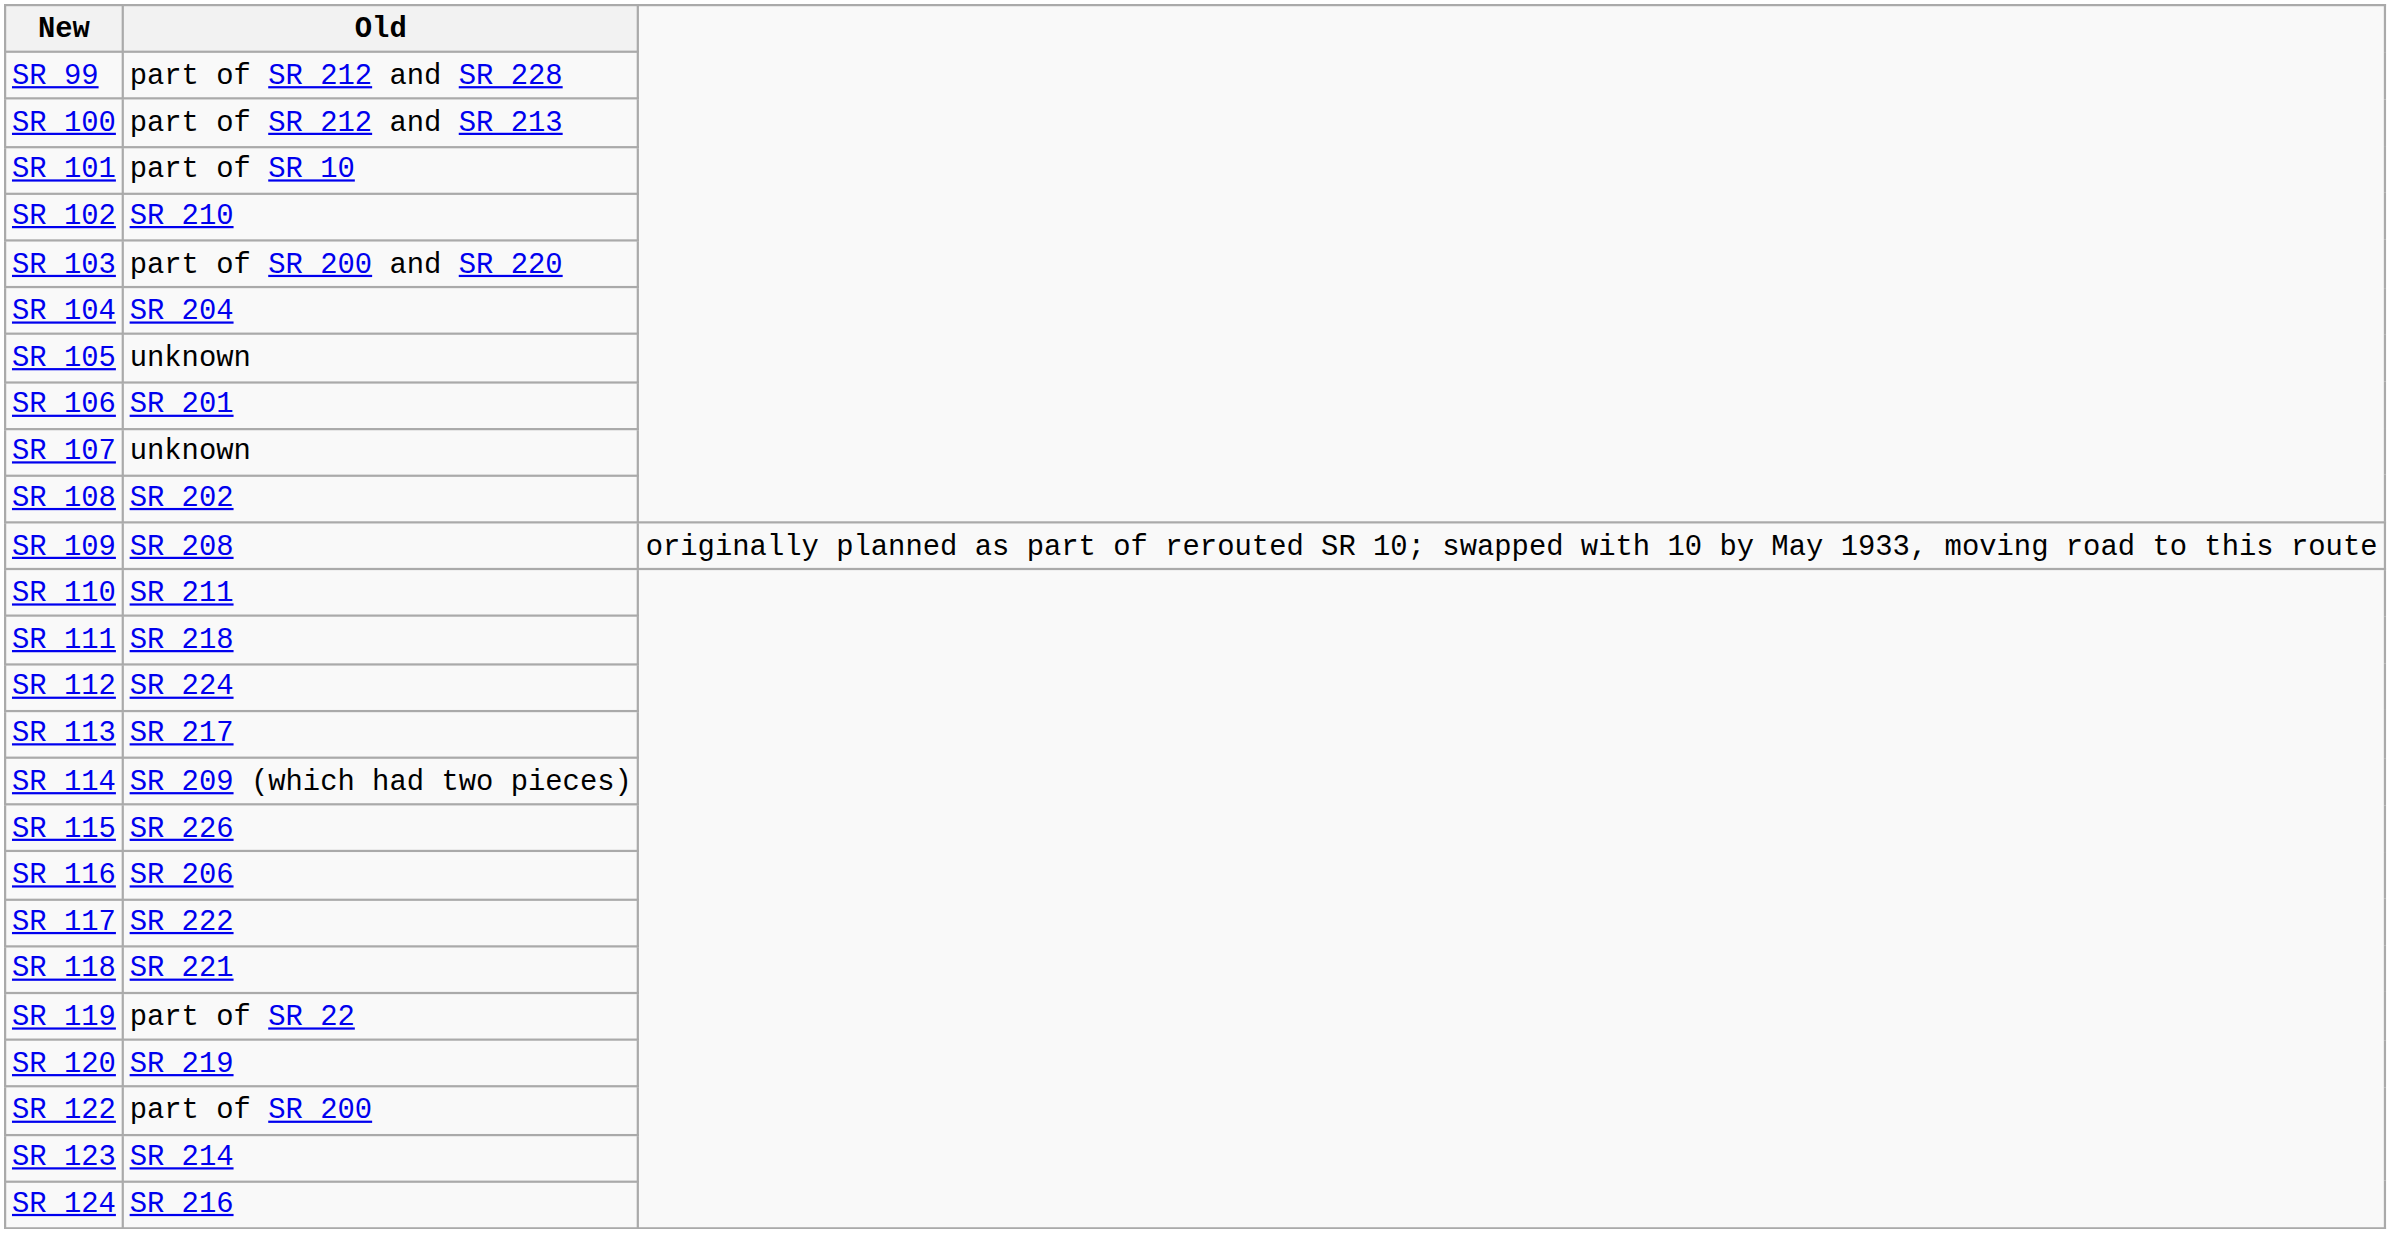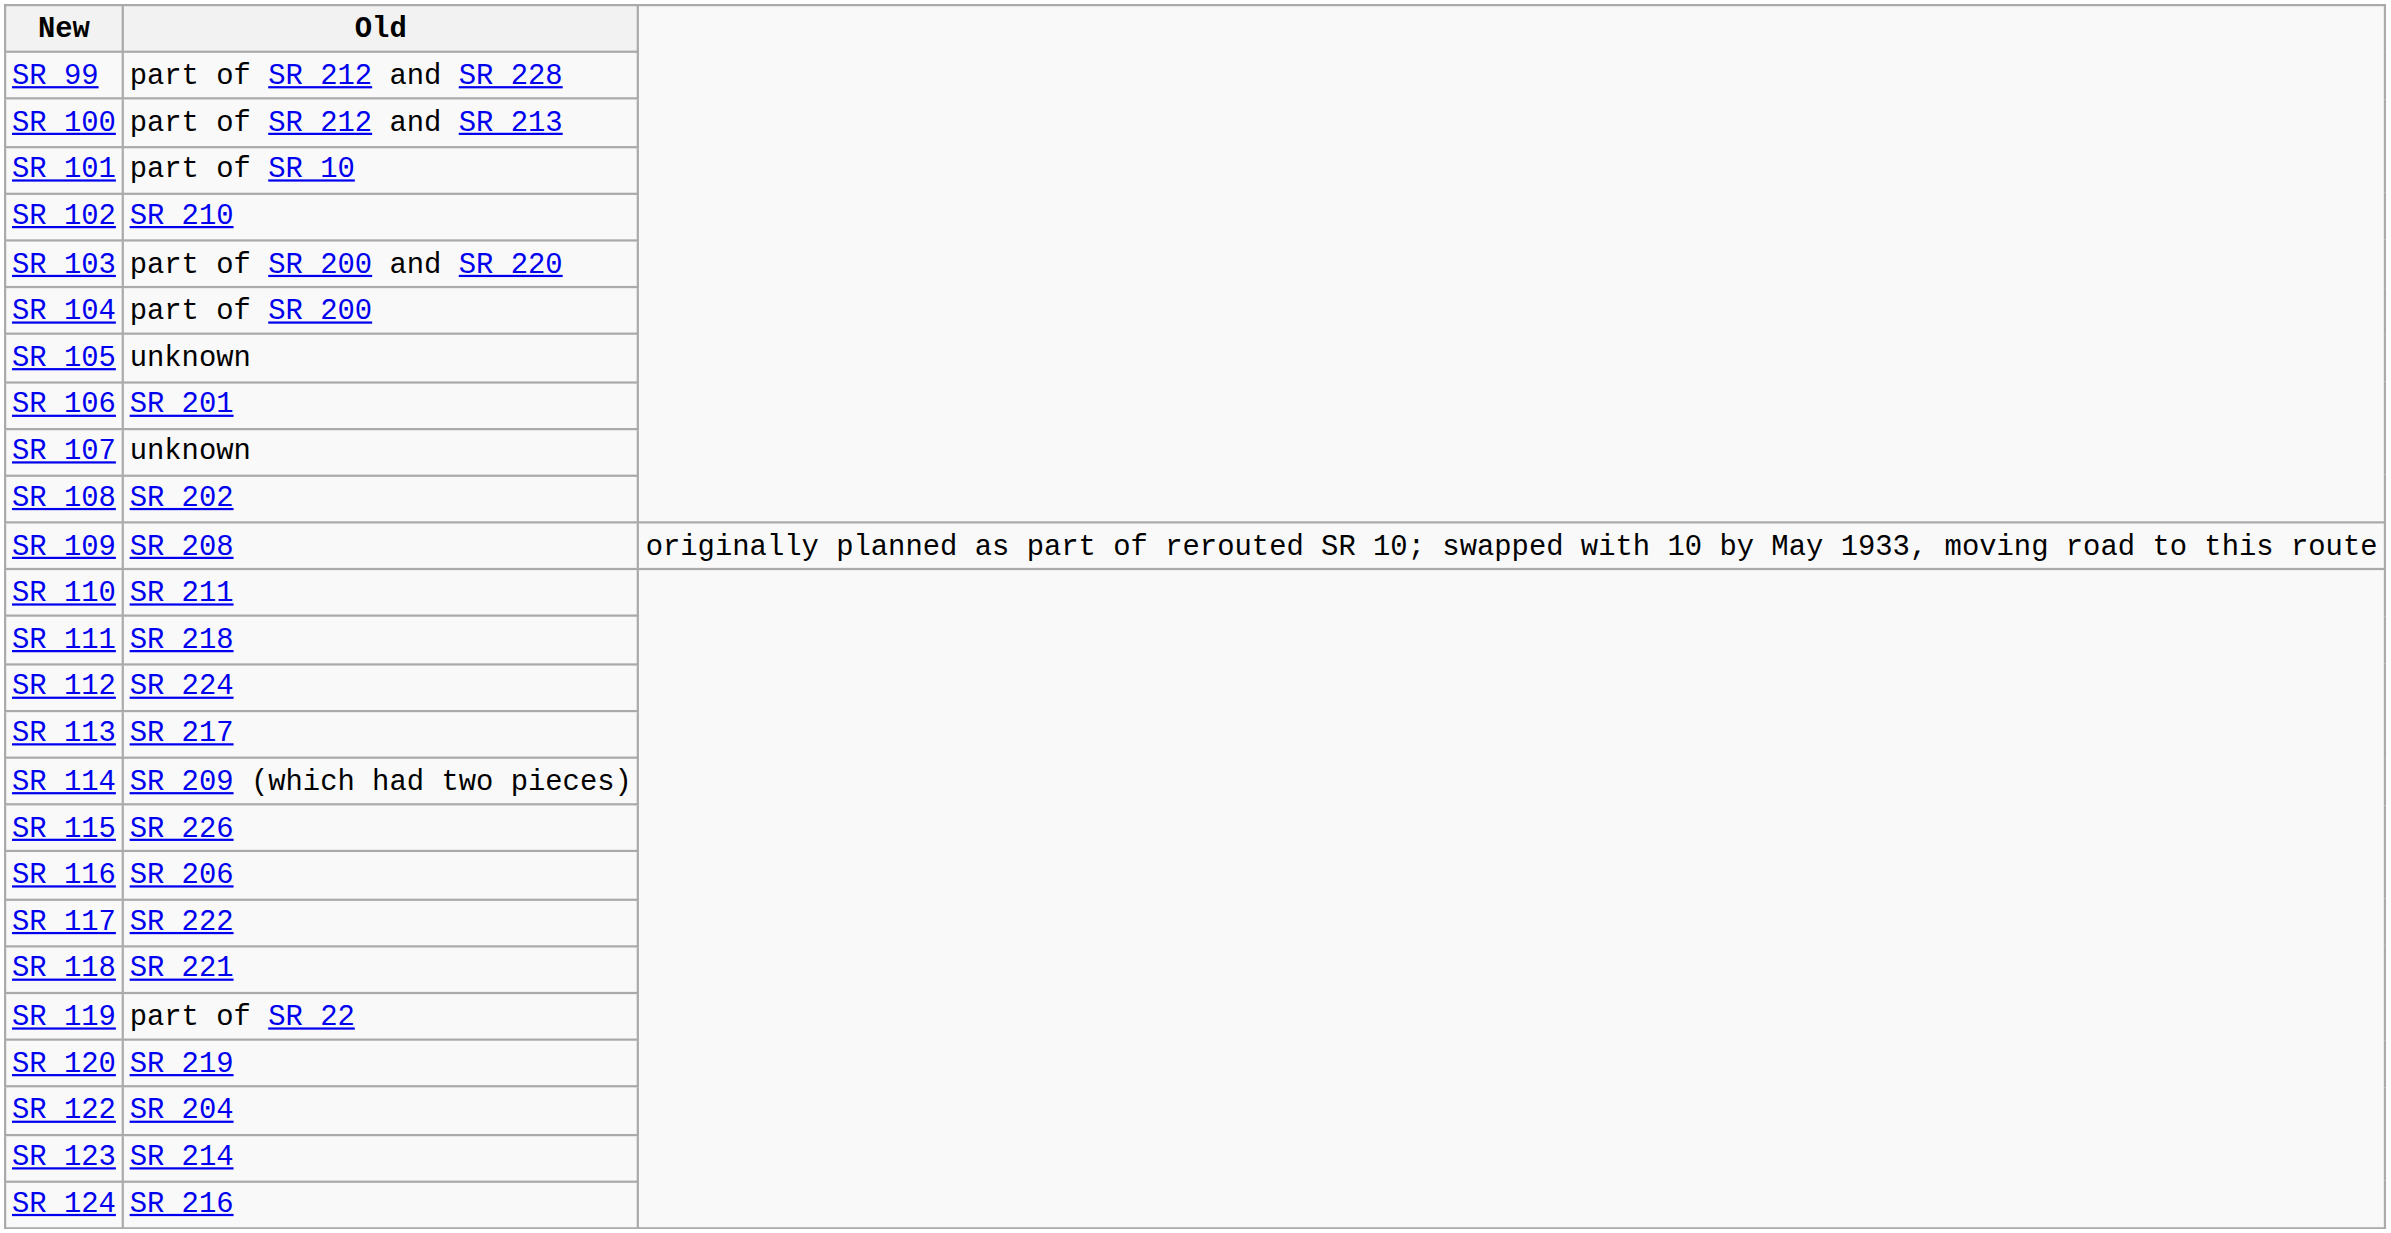(182, 311) SR 204 -> (251, 311) part of SR 200
(251, 1110) part of SR 200 -> (182, 1110) SR 204
